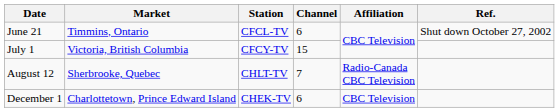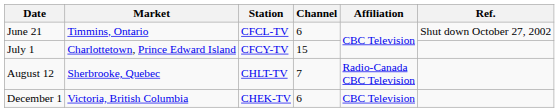(128, 49) Victoria, British Columbia -> (152, 49) Charlottetown, Prince Edward Island
(152, 98) Charlottetown, Prince Edward Island -> (128, 98) Victoria, British Columbia
